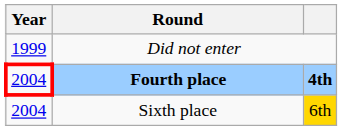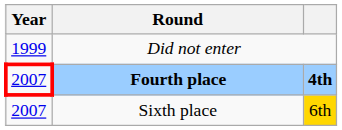(29, 79) 2004 -> (29, 79) 2007
(29, 111) 2004 -> (29, 111) 2007
